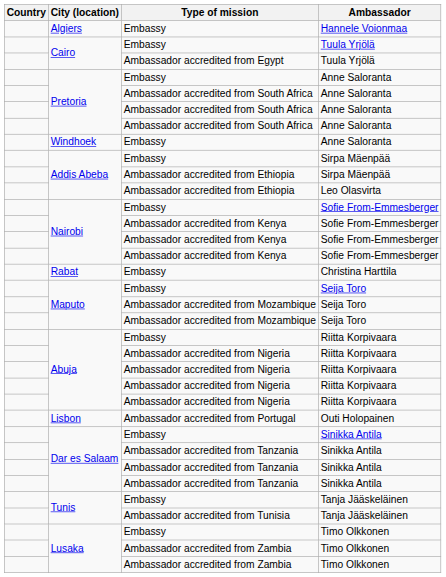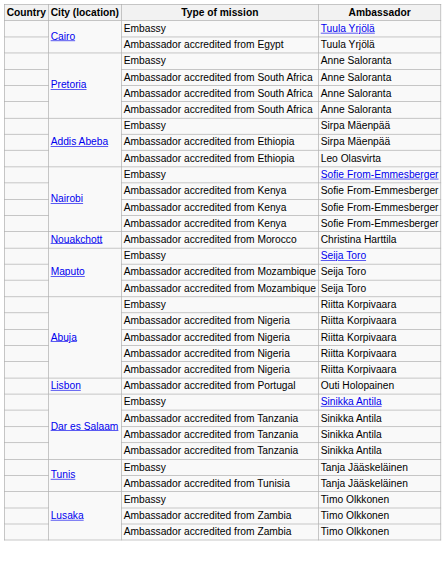- row: (66, 28)
- row: (73, 142)
- row: (64, 272)
+ row: (77, 239)
